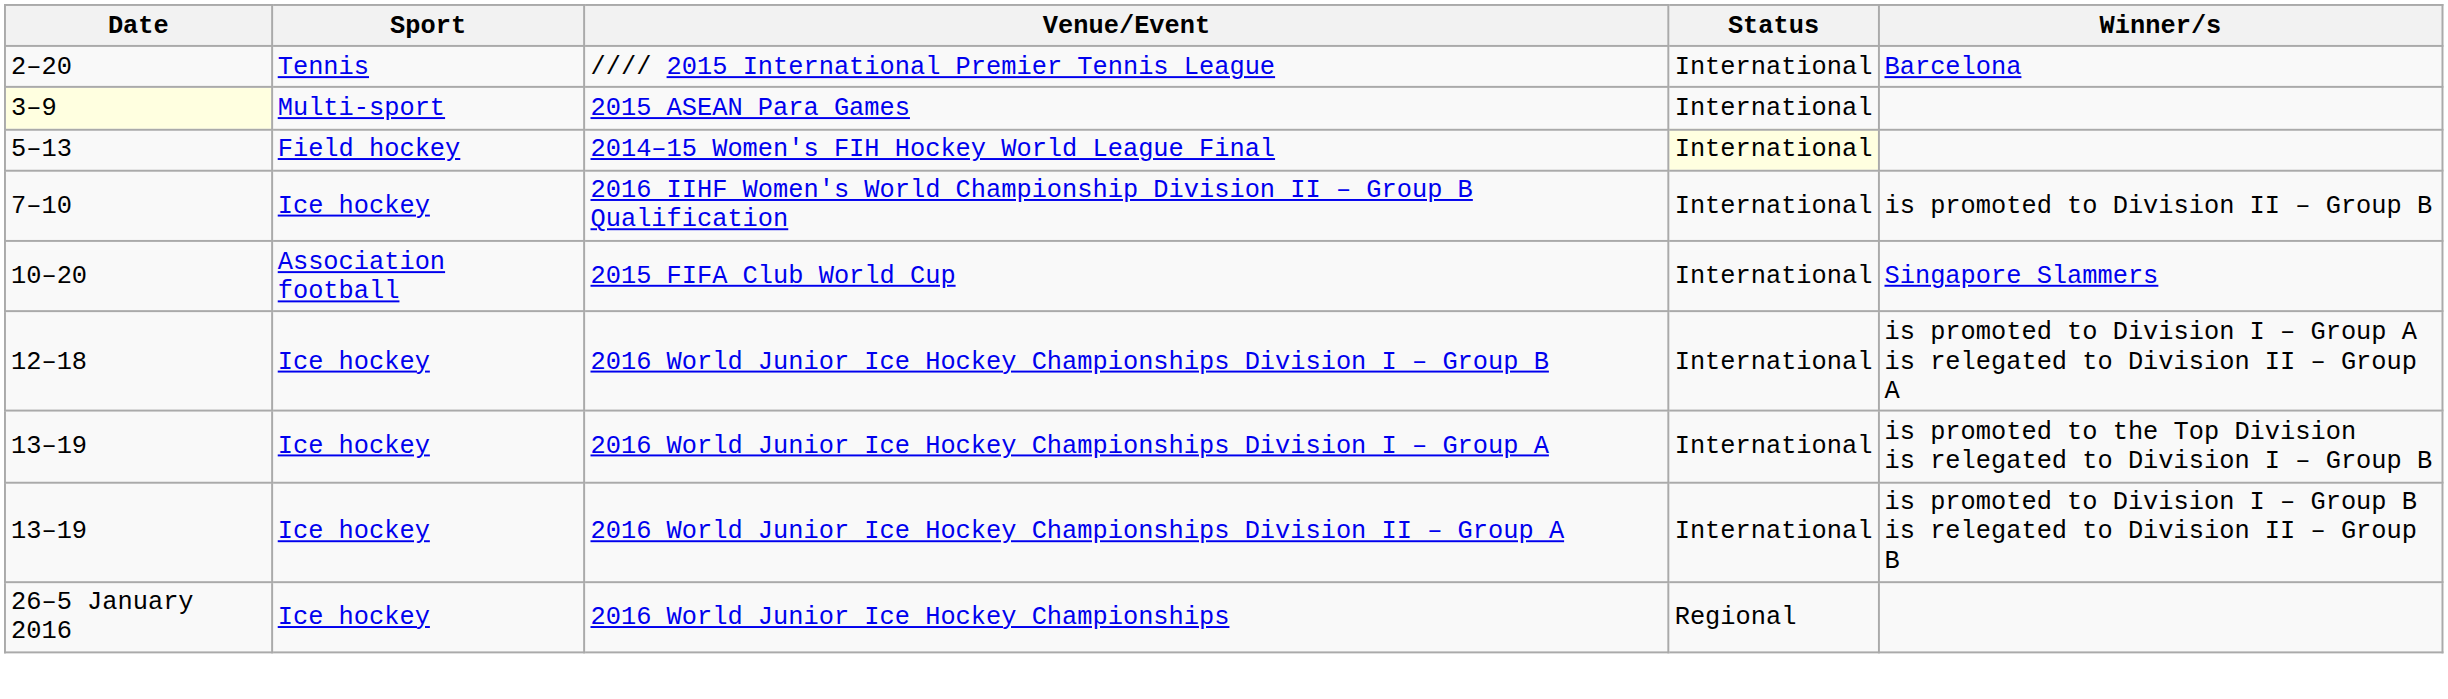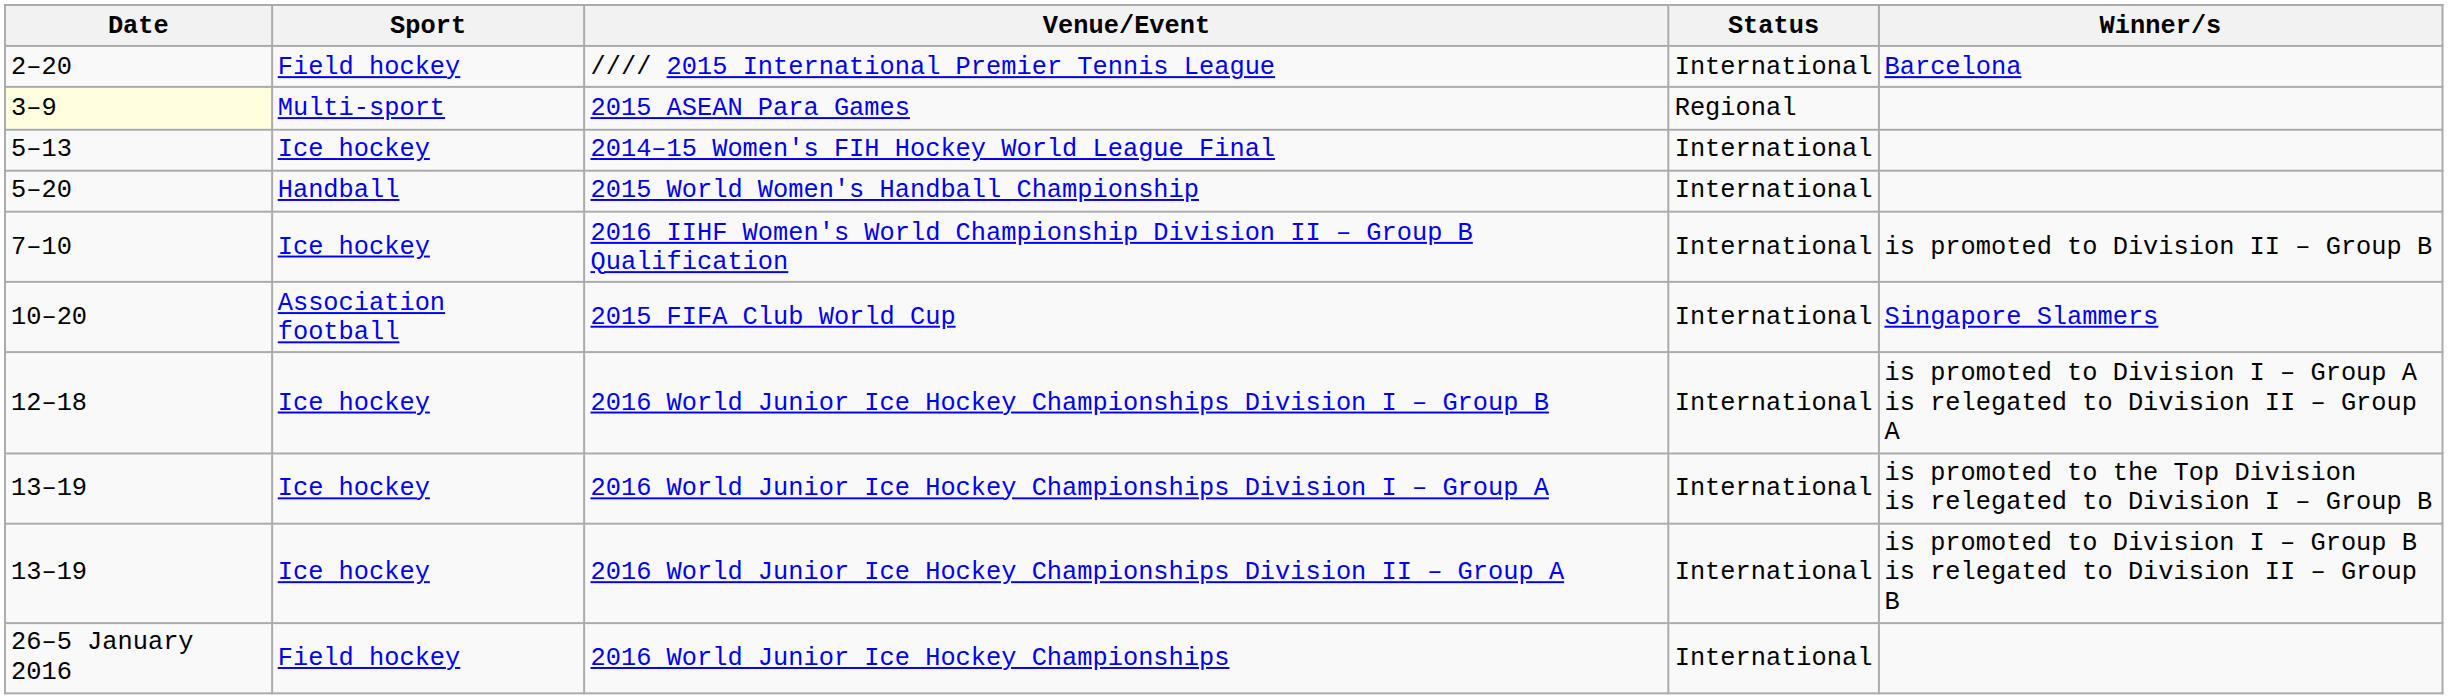(323, 67) Tennis -> (369, 67) Field hockey
(1774, 108) International -> (1736, 108) Regional
(369, 150) Field hockey -> (354, 150) Ice hockey
(1774, 150) lightyellow background -> (1774, 150) no background
+ row: (895, 191)
(354, 617) Ice hockey -> (369, 658) Field hockey
(1736, 617) Regional -> (1774, 658) International
